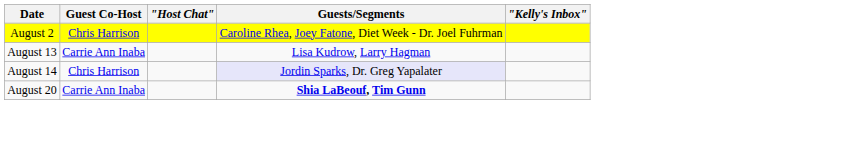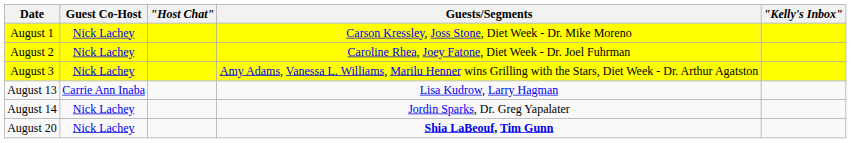+ row: (32, 33)
(104, 33) Chris Harrison -> (104, 52) Nick Lachey
+ row: (32, 71)
(104, 71) Chris Harrison -> (104, 109) Nick Lachey
(361, 71) lavender background -> (489, 109) no background
(104, 90) Carrie Ann Inaba -> (104, 128) Nick Lachey
